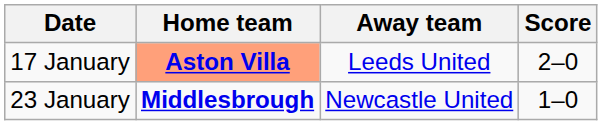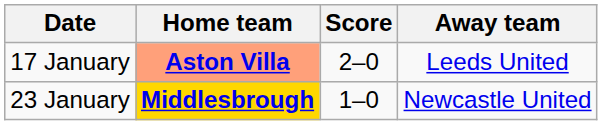columns swapped: (558, 23) <-> (419, 23)
(228, 100) no background -> (228, 100) gold background
